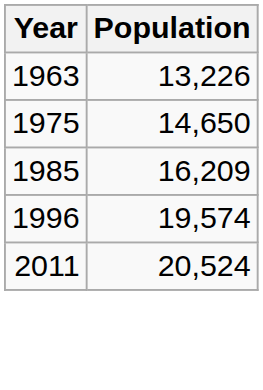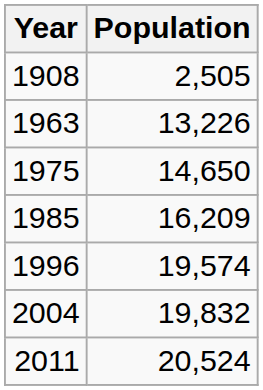+ row: (46, 76)
+ row: (46, 313)
